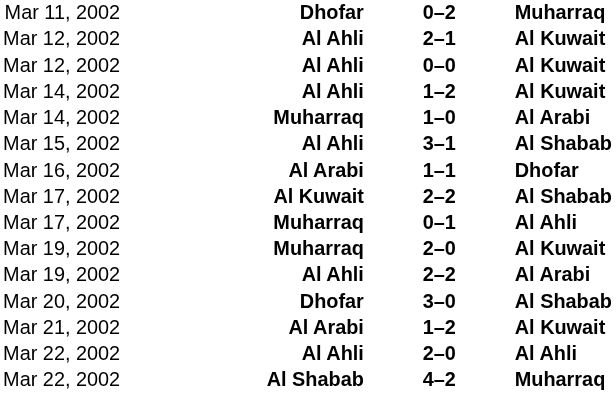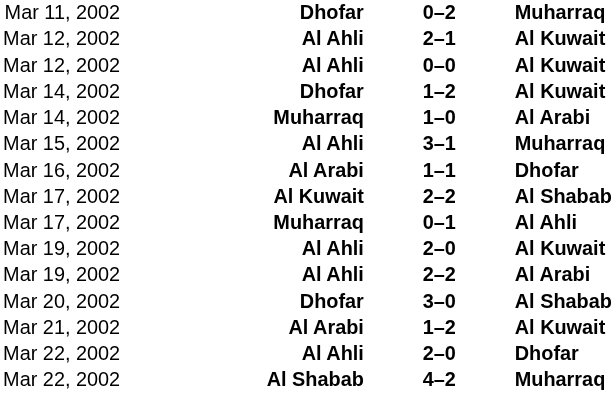(333, 91) Al Ahli -> (332, 91) Dhofar
(563, 143) Al Shabab -> (560, 143) Muharraq
(319, 248) Muharraq -> (333, 248) Al Ahli
(546, 353) Al Ahli -> (547, 353) Dhofar
